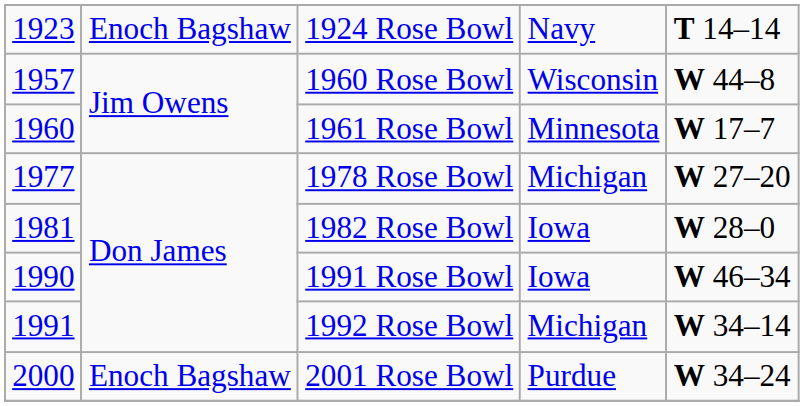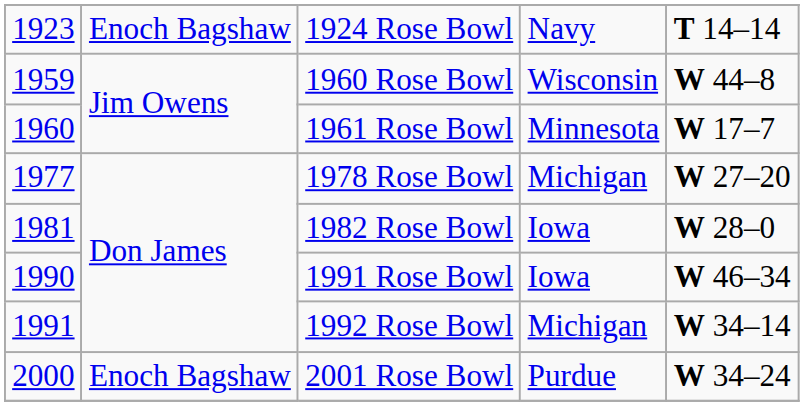(43, 78) 1957 -> (43, 78) 1959
